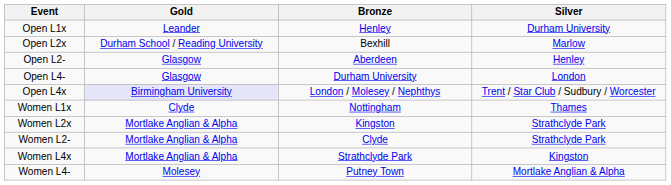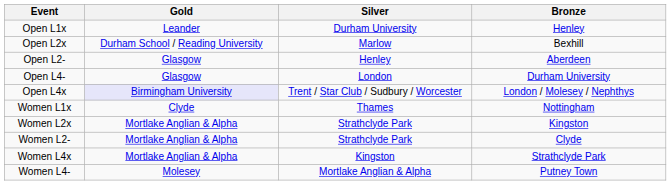columns swapped: (569, 12) <-> (375, 12)
